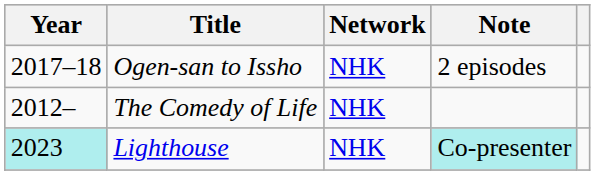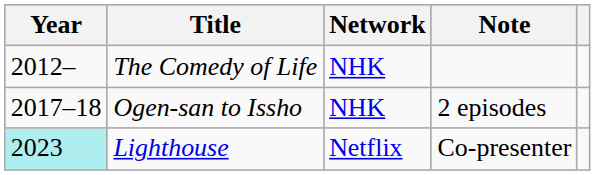rows swapped: (215, 107) <-> (208, 66)
(357, 148) NHK -> (366, 148) Netflix
(504, 148) paleturquoise background -> (504, 148) no background
